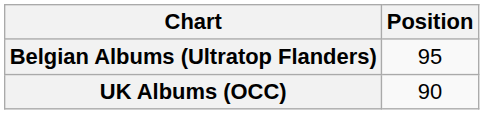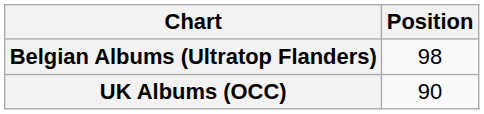(430, 56) 95 -> (430, 56) 98
